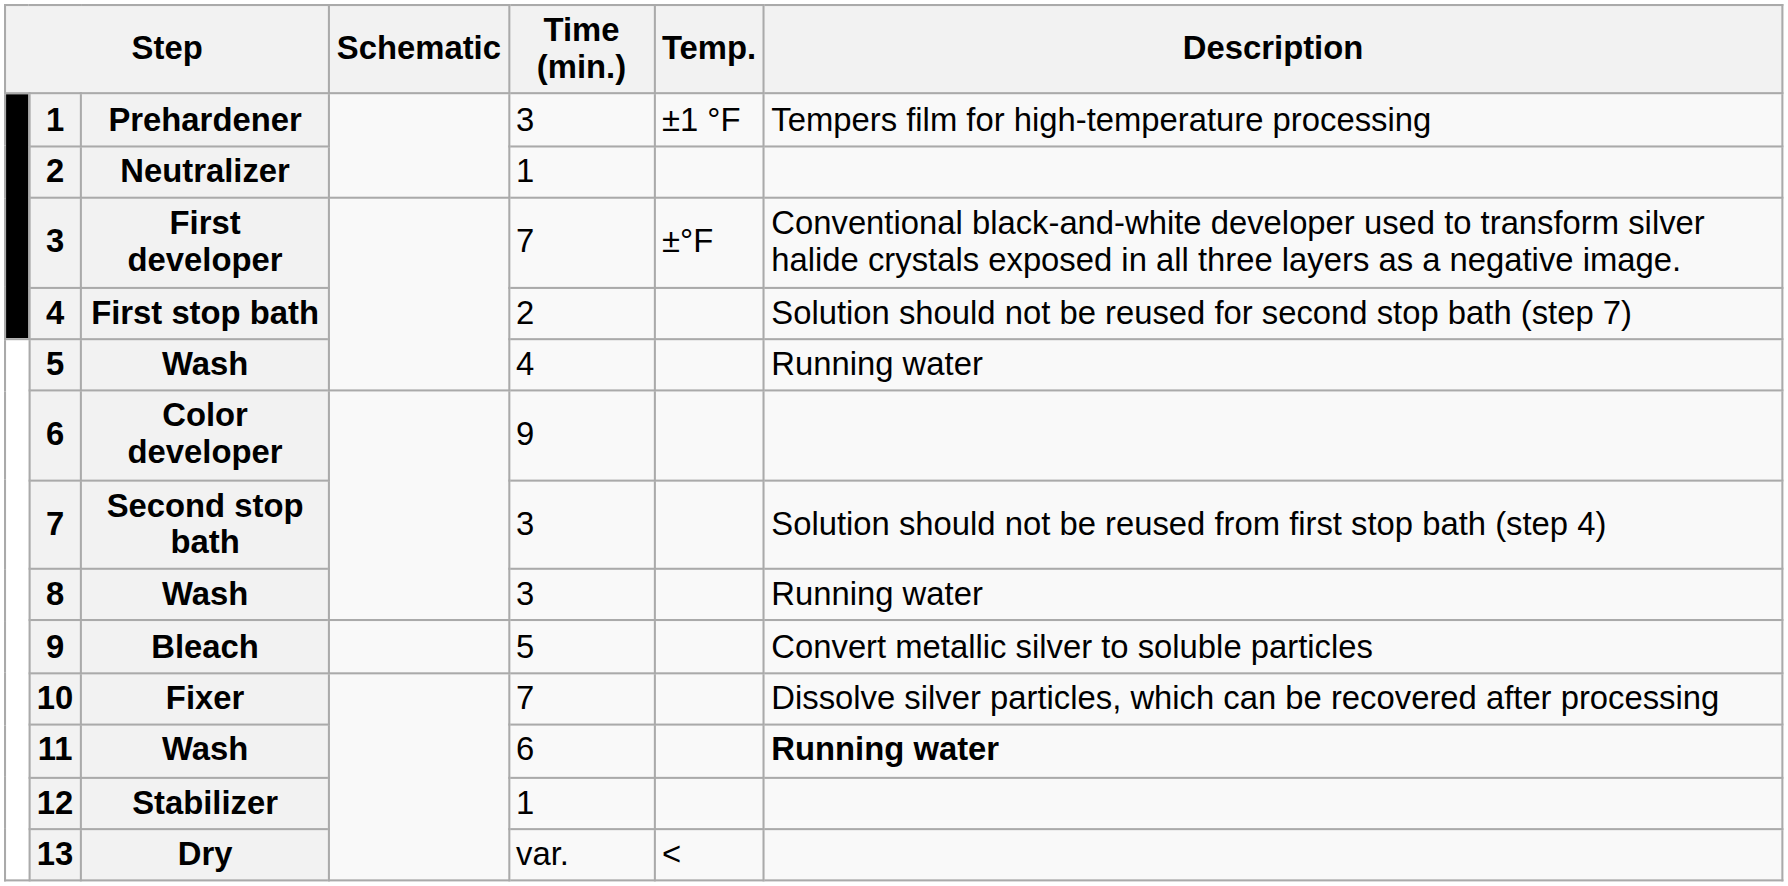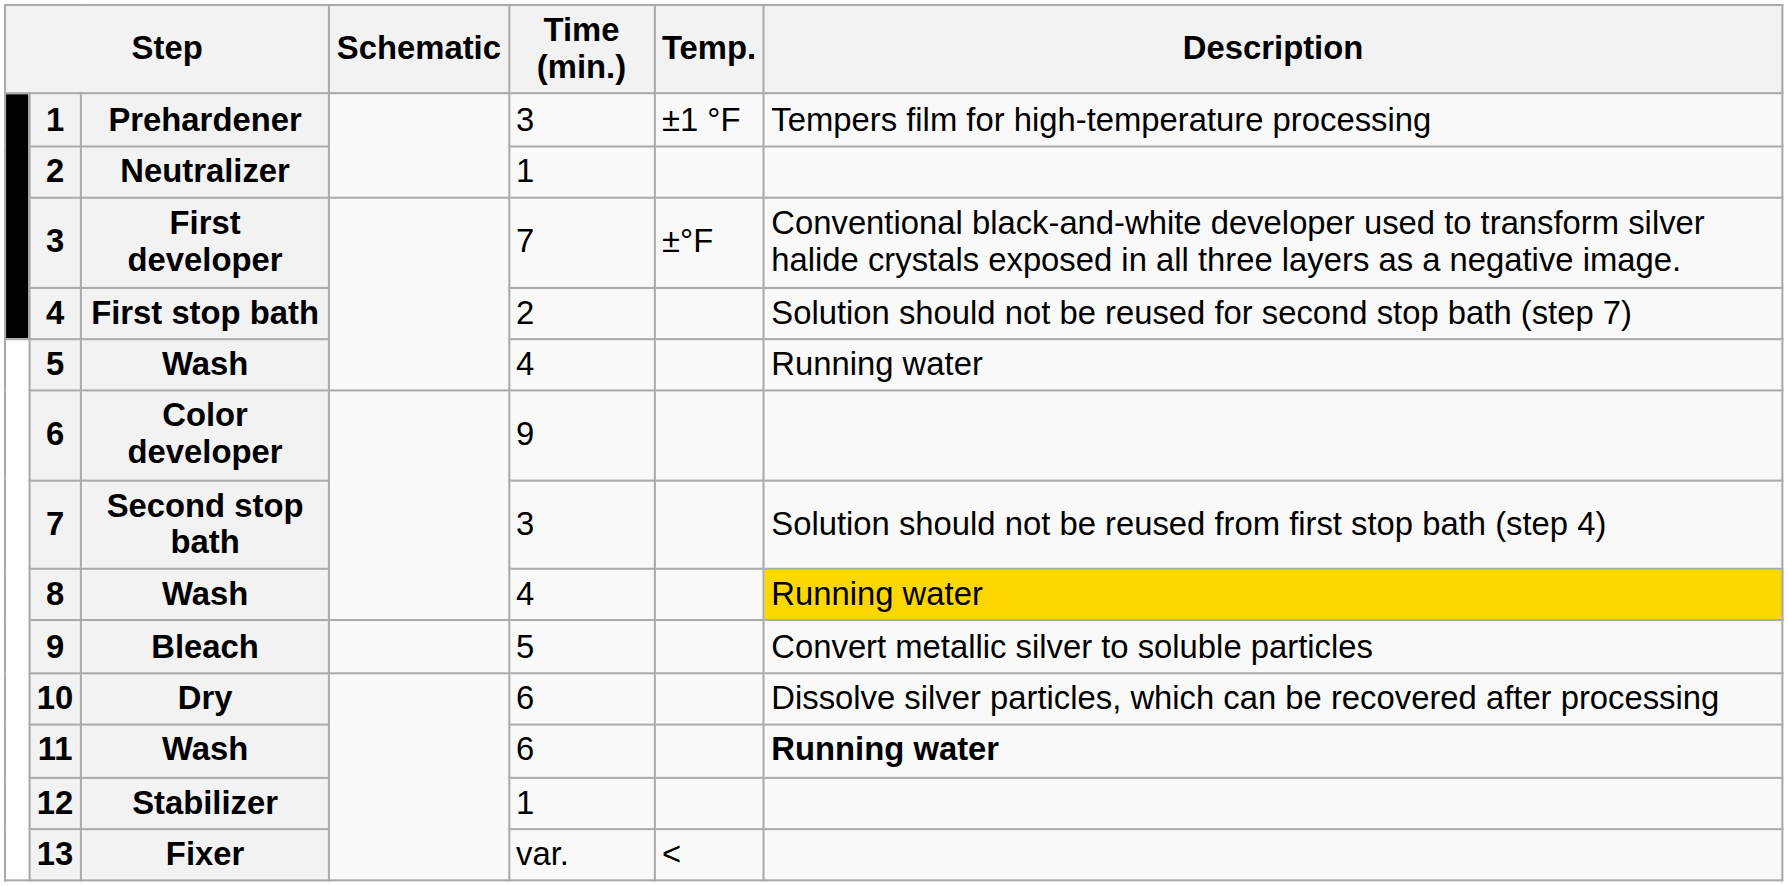(525, 594) 3 -> (525, 594) 4
(877, 594) no background -> (877, 594) gold background
(205, 698) Fixer -> (205, 698) Dry
(525, 698) 7 -> (525, 698) 6
(205, 854) Dry -> (205, 854) Fixer
